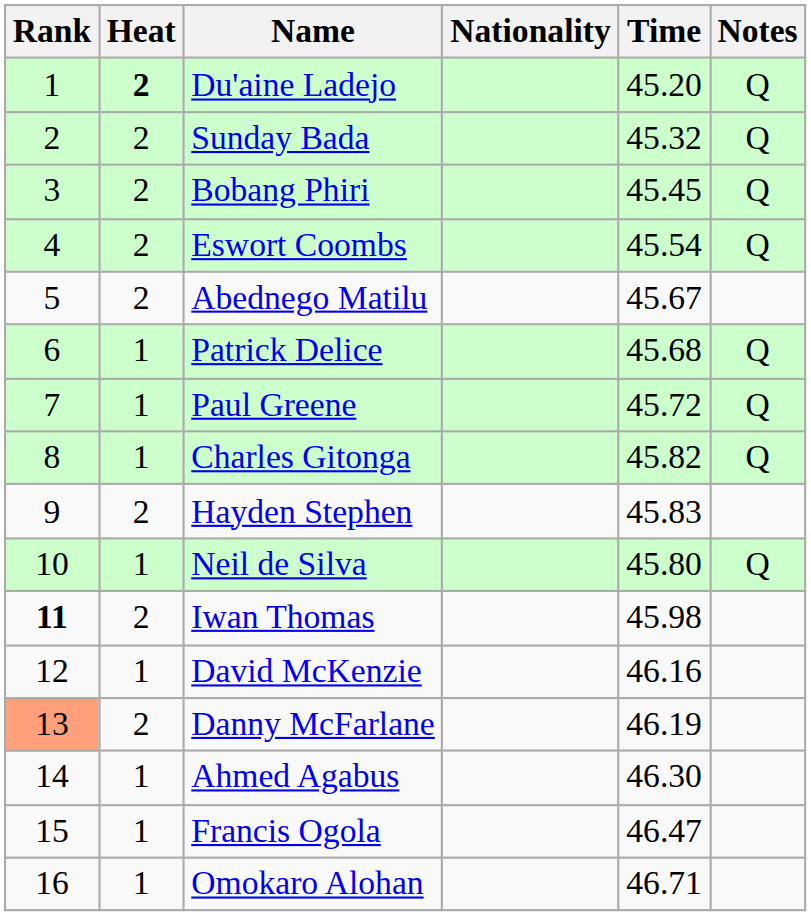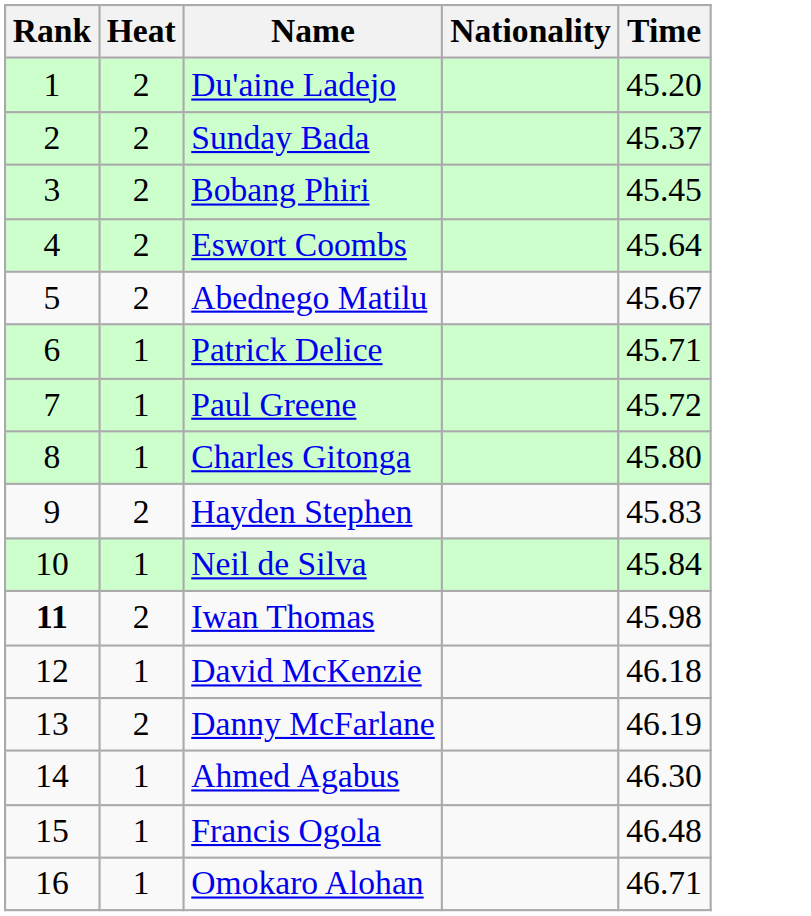- column: (758, 31)
(141, 84) bold -> (141, 84) normal
(664, 137) 45.32 -> (664, 137) 45.37
(664, 244) 45.54 -> (664, 244) 45.64
(664, 350) 45.68 -> (664, 350) 45.71
(664, 457) 45.82 -> (664, 457) 45.80
(664, 564) 45.80 -> (664, 564) 45.84
(664, 670) 46.16 -> (664, 670) 46.18
(52, 723) lightsalmon background -> (52, 723) no background
(664, 830) 46.47 -> (664, 830) 46.48
